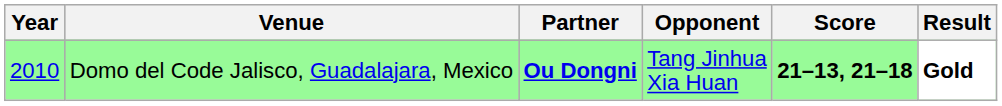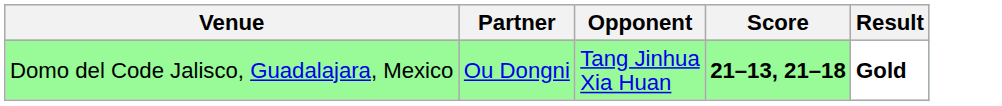- column: (35, 23)
(580, 70) bold -> (517, 70) normal
